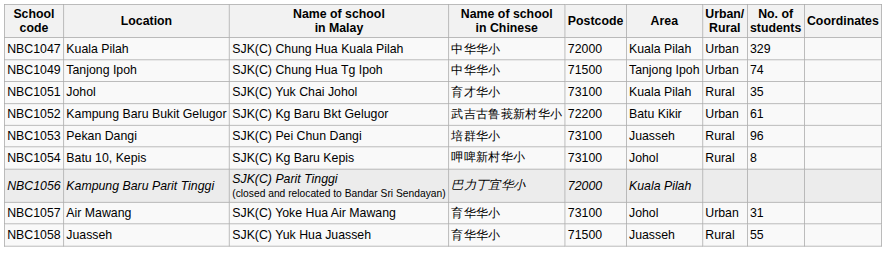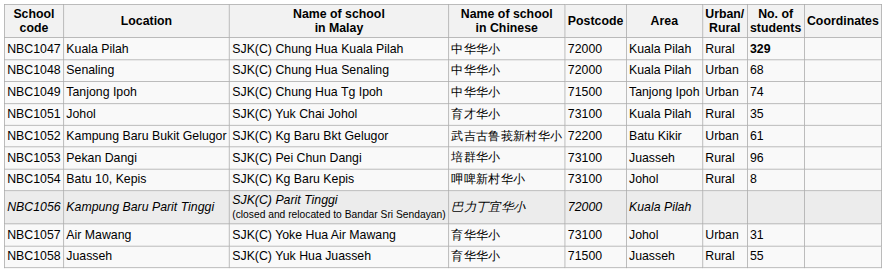(722, 48) Urban -> (720, 48) Rural
(760, 48) normal -> (760, 48) bold
+ row: (34, 70)
